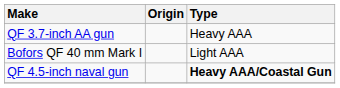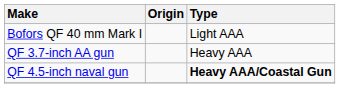rows swapped: (75, 53) <-> (61, 33)
